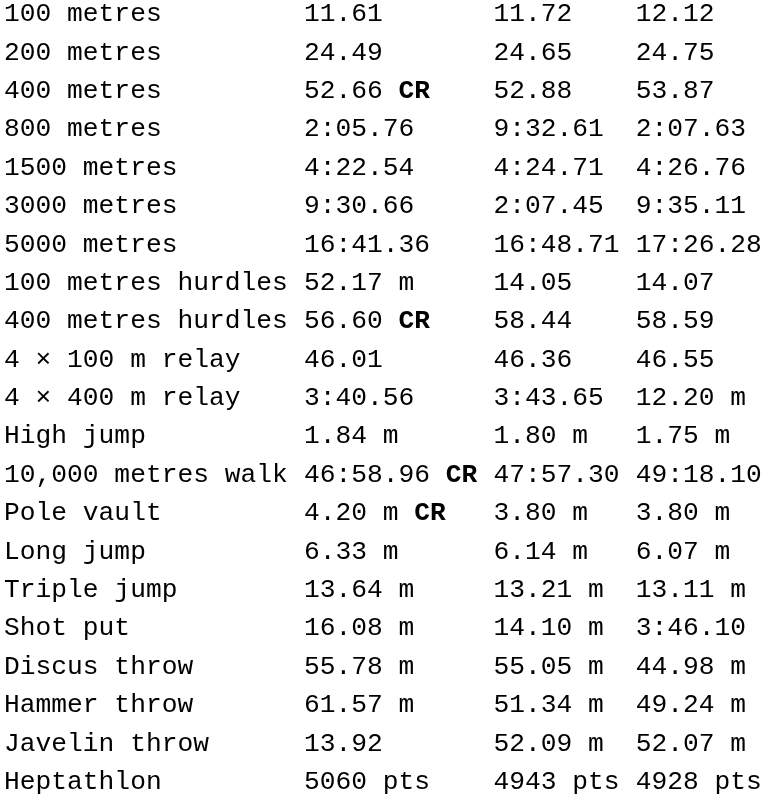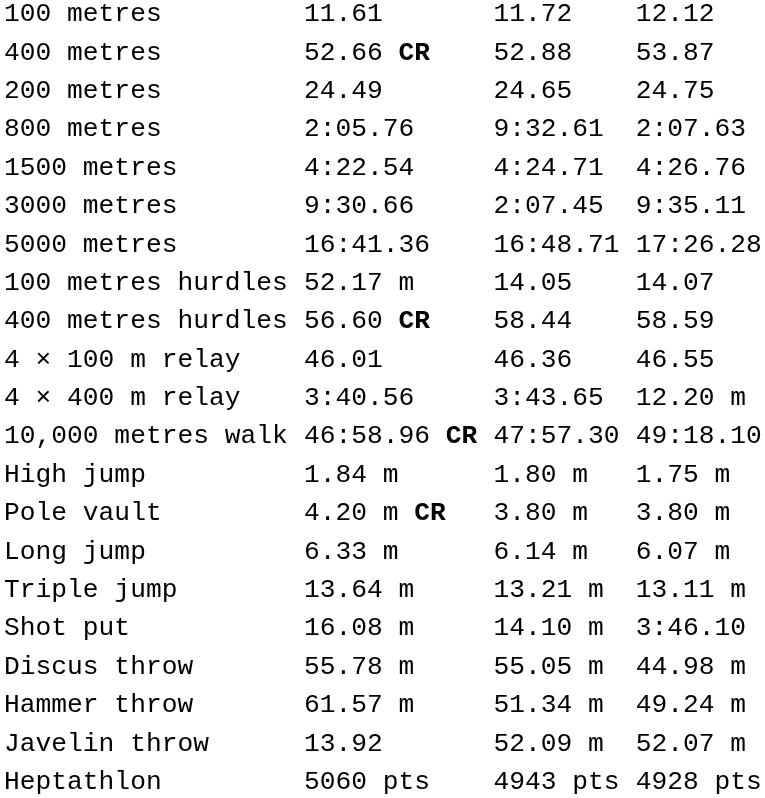rows swapped: (83, 53) <-> (83, 91)
rows swapped: (146, 475) <-> (75, 436)
